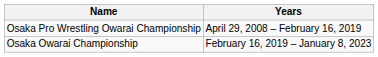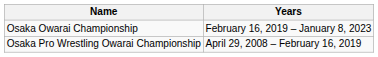rows swapped: (104, 28) <-> (72, 44)
